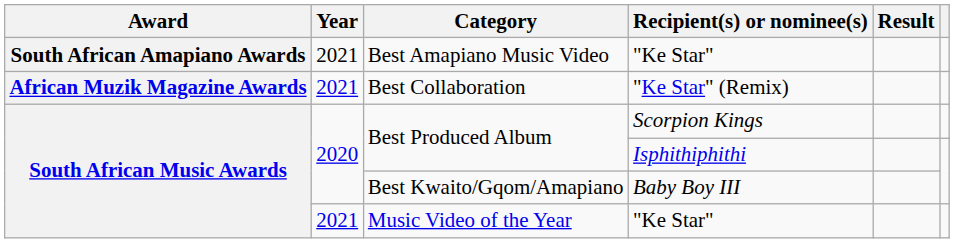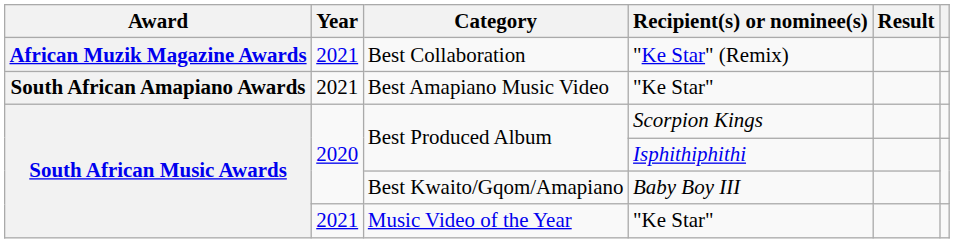rows swapped: (447, 87) <-> (488, 54)
